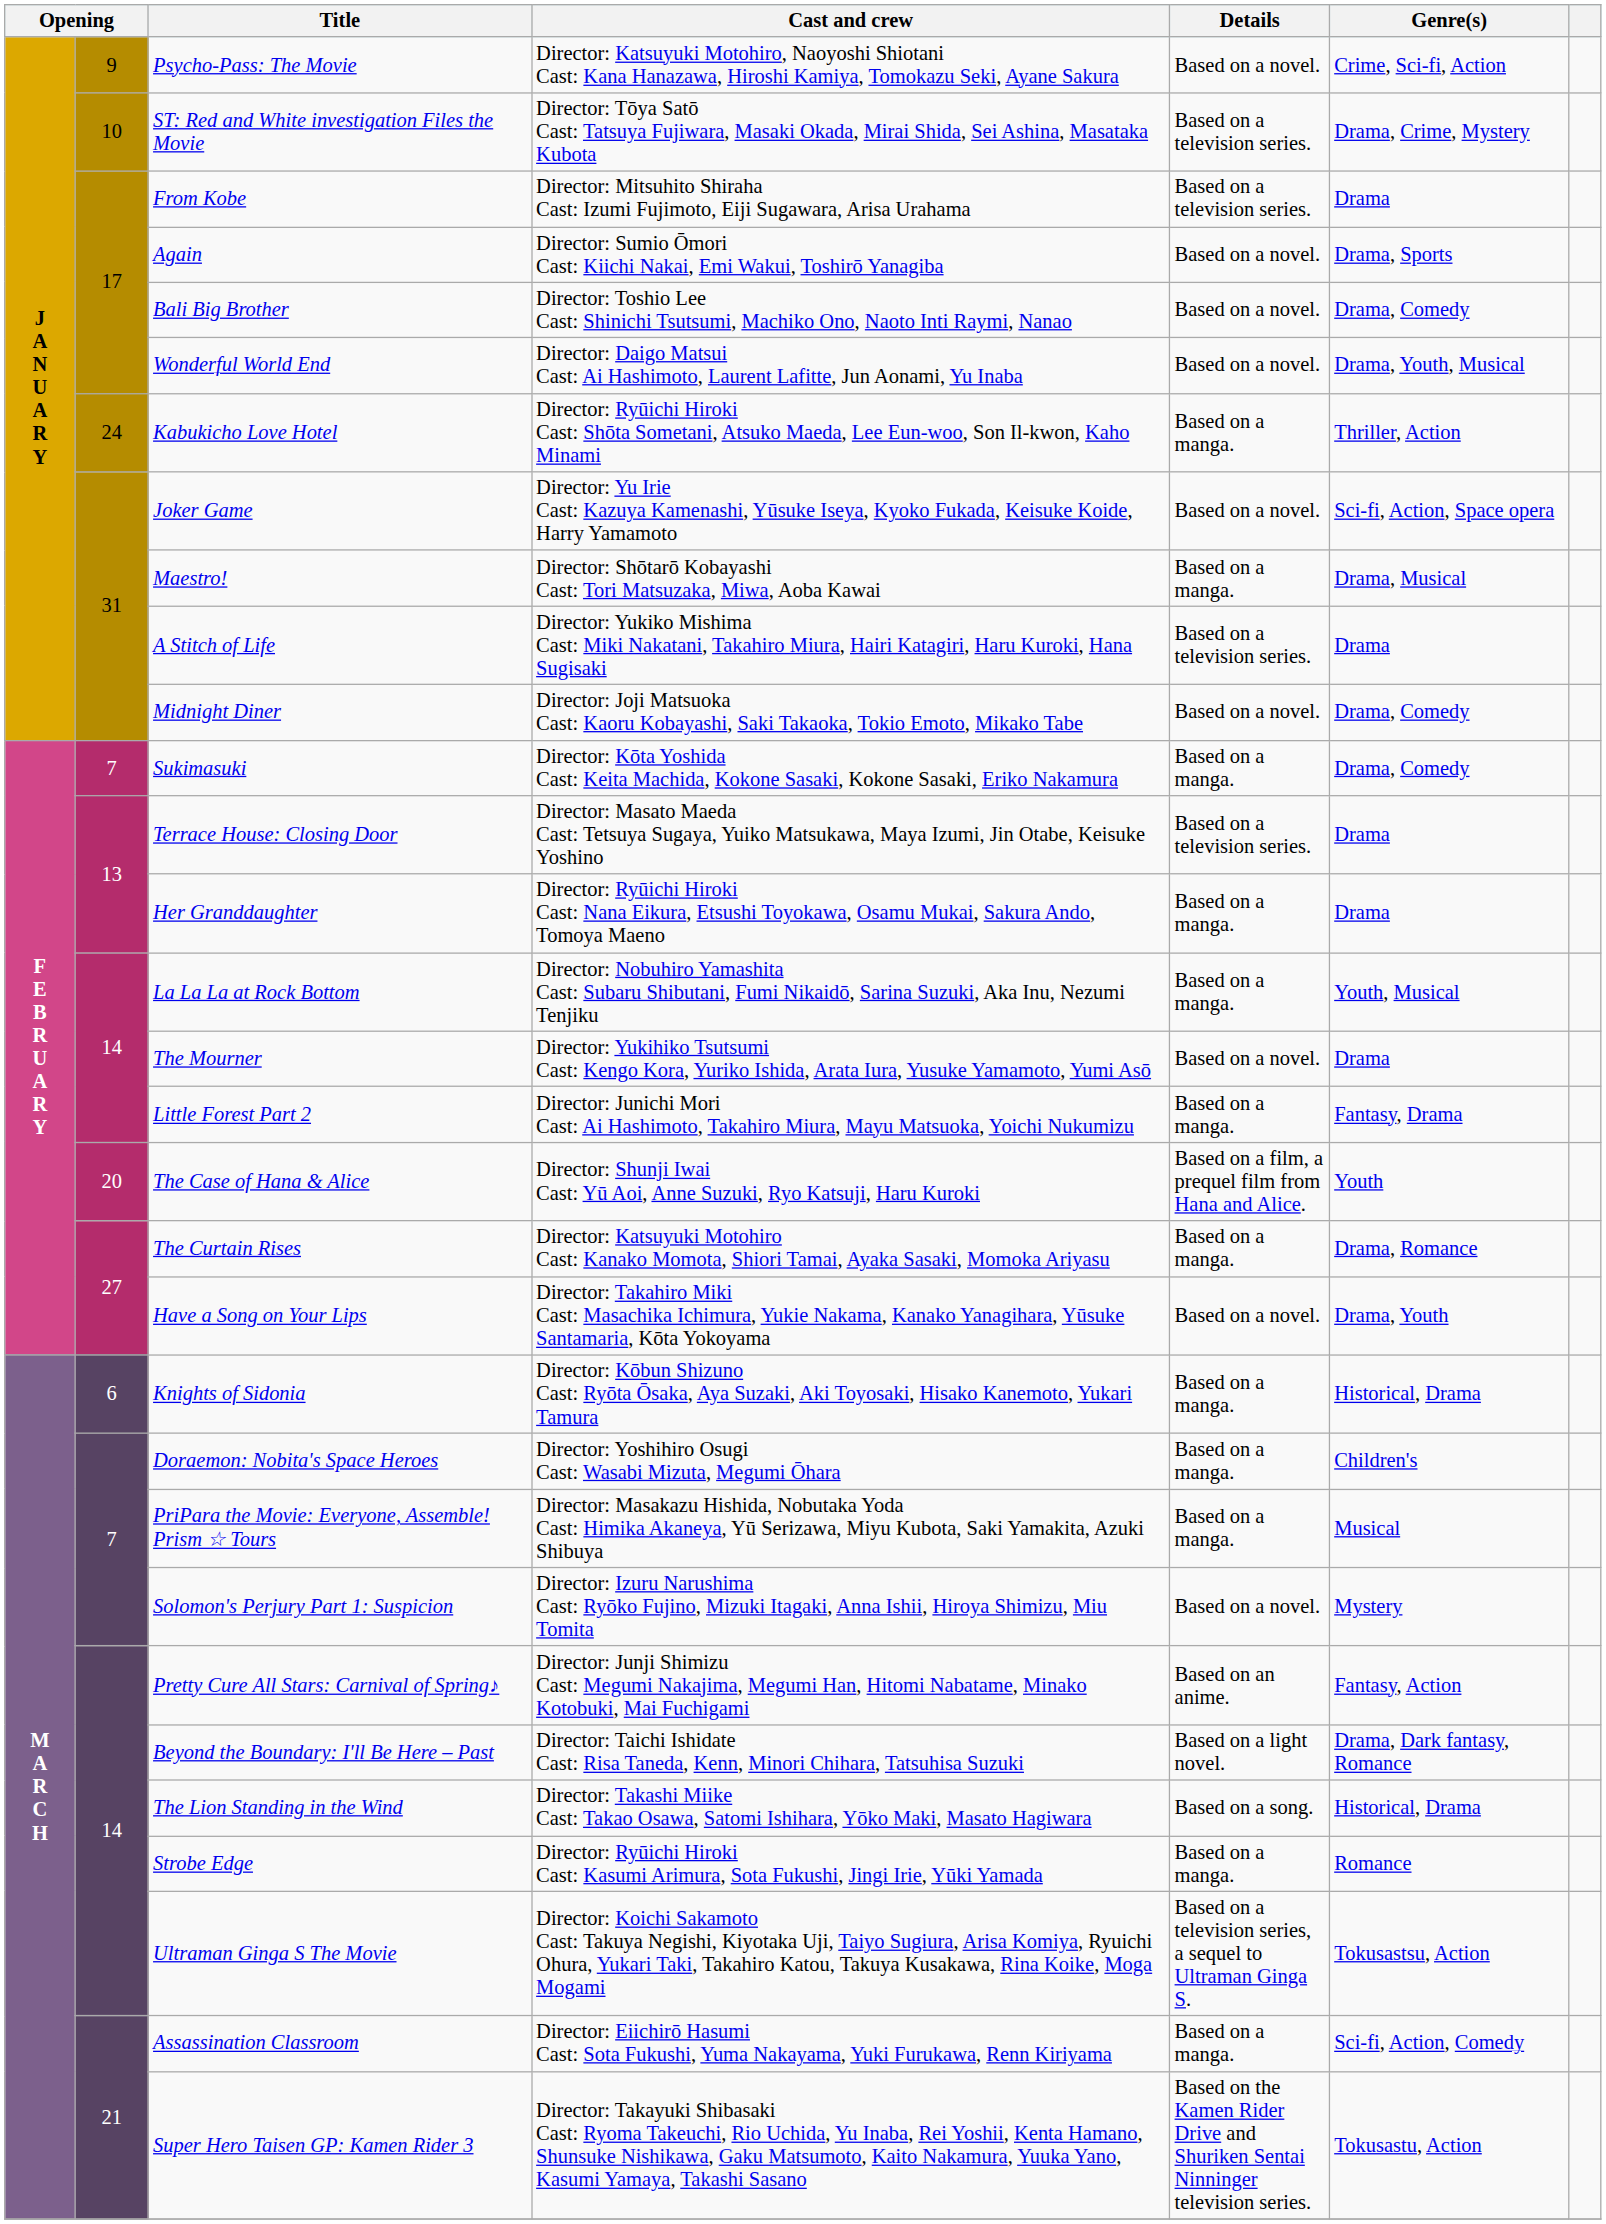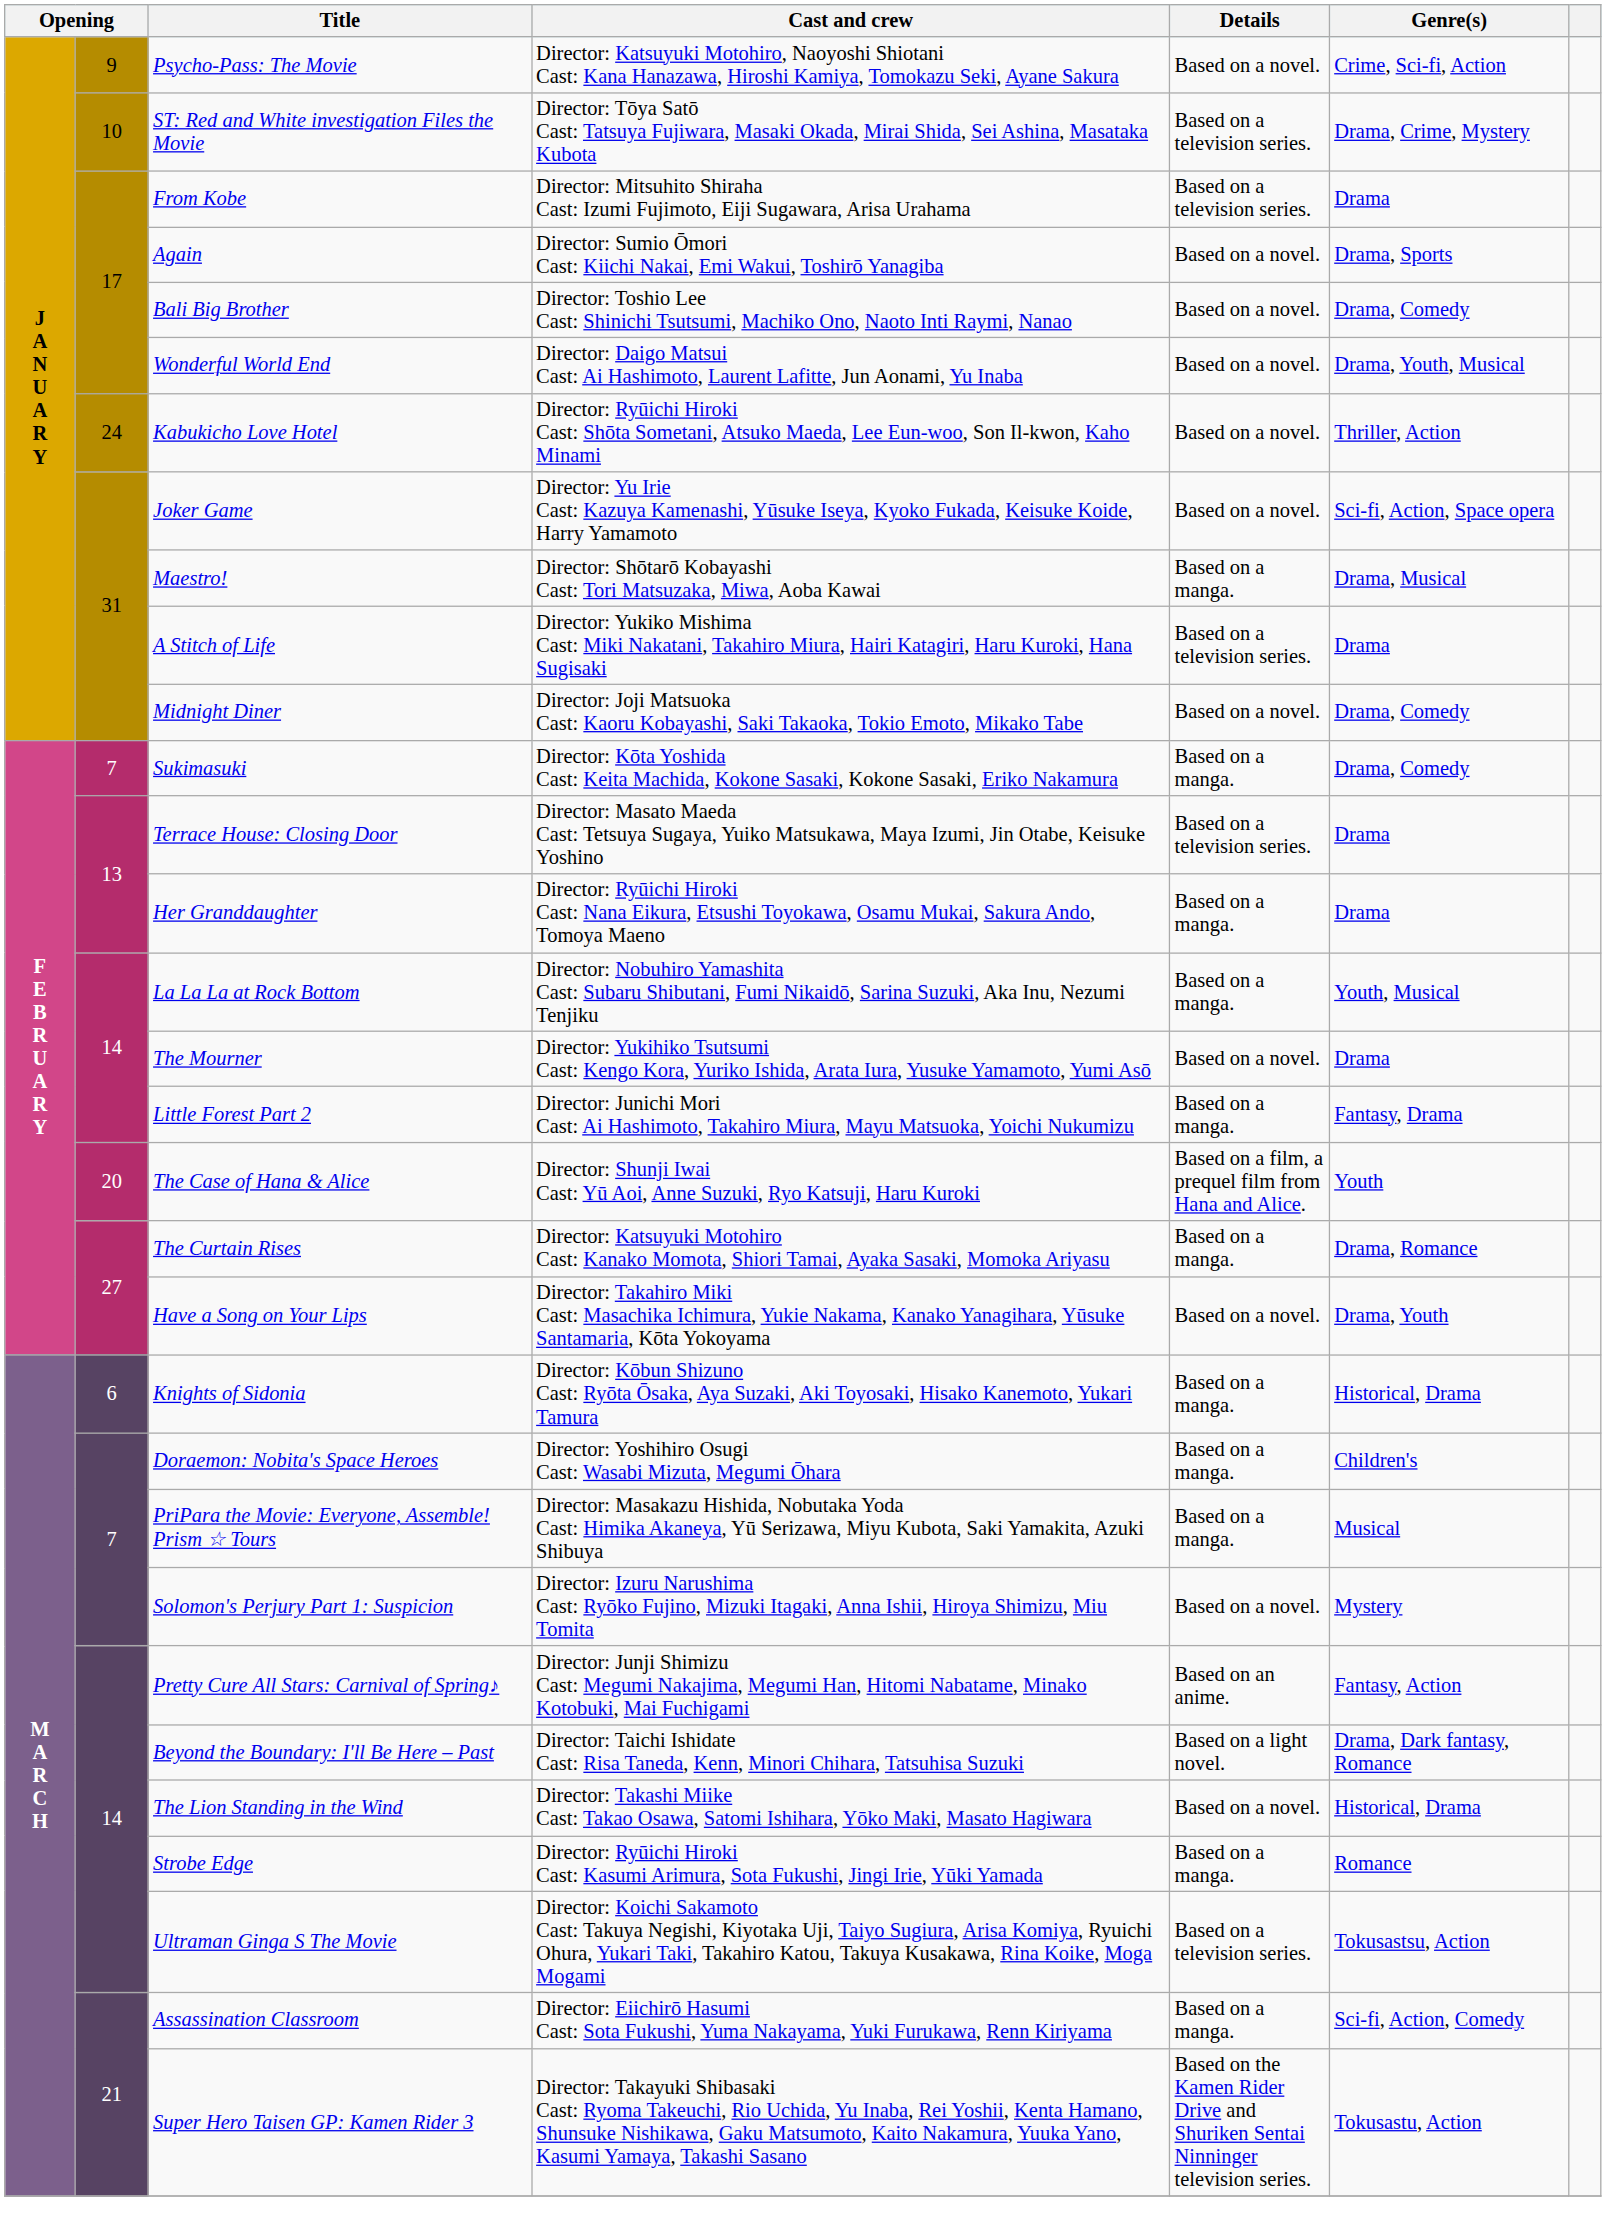(1220, 432) Based on a manga. -> (1247, 432) Based on a novel.
(1244, 1807) Based on a song. -> (1247, 1807) Based on a novel.
(1243, 1953) Based on a television series, a sequel to Ultraman Ginga S. -> (1243, 1941) Based on a television series.
